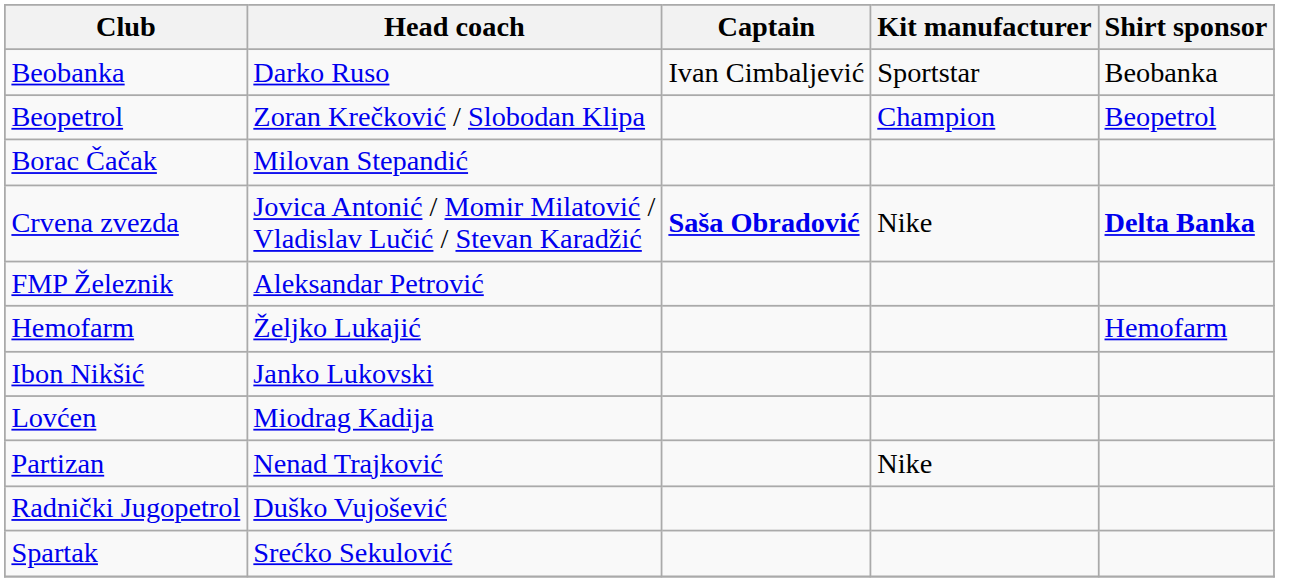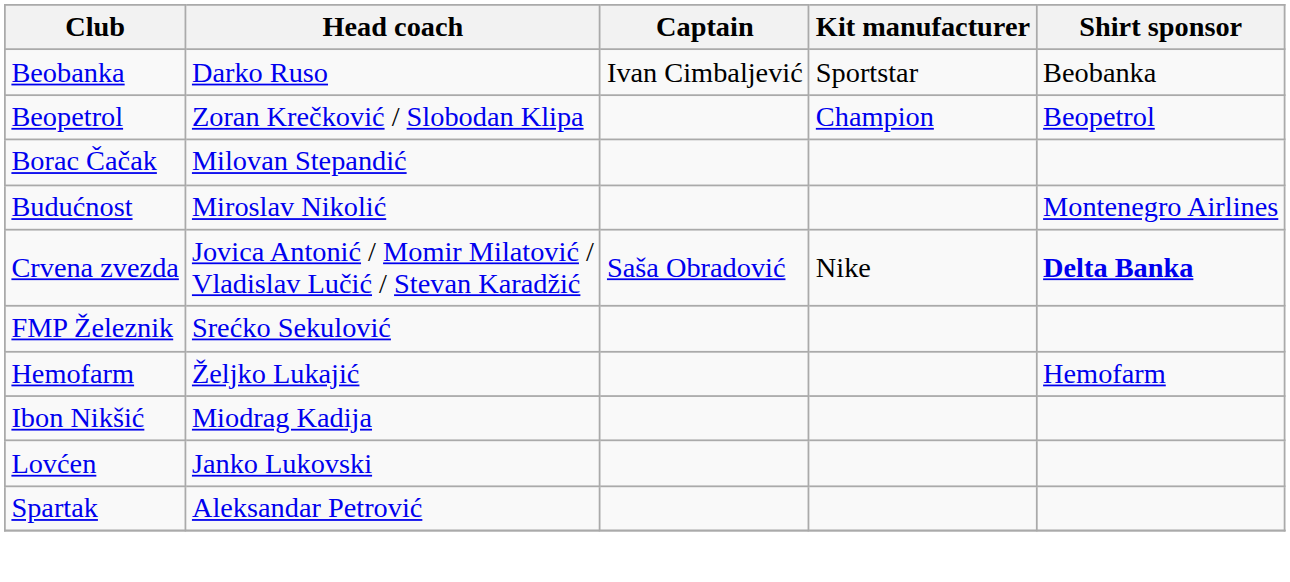+ row: (72, 206)
(764, 222) bold -> (696, 267) normal
(369, 283) Aleksandar Petrović -> (291, 328) Srećko Sekulović
(343, 373) Janko Lukovski -> (282, 418) Miodrag Kadija
(343, 418) Miodrag Kadija -> (282, 463) Janko Lukovski
- row: (58, 463)
- row: (126, 507)
(353, 552) Srećko Sekulović -> (307, 507) Aleksandar Petrović
